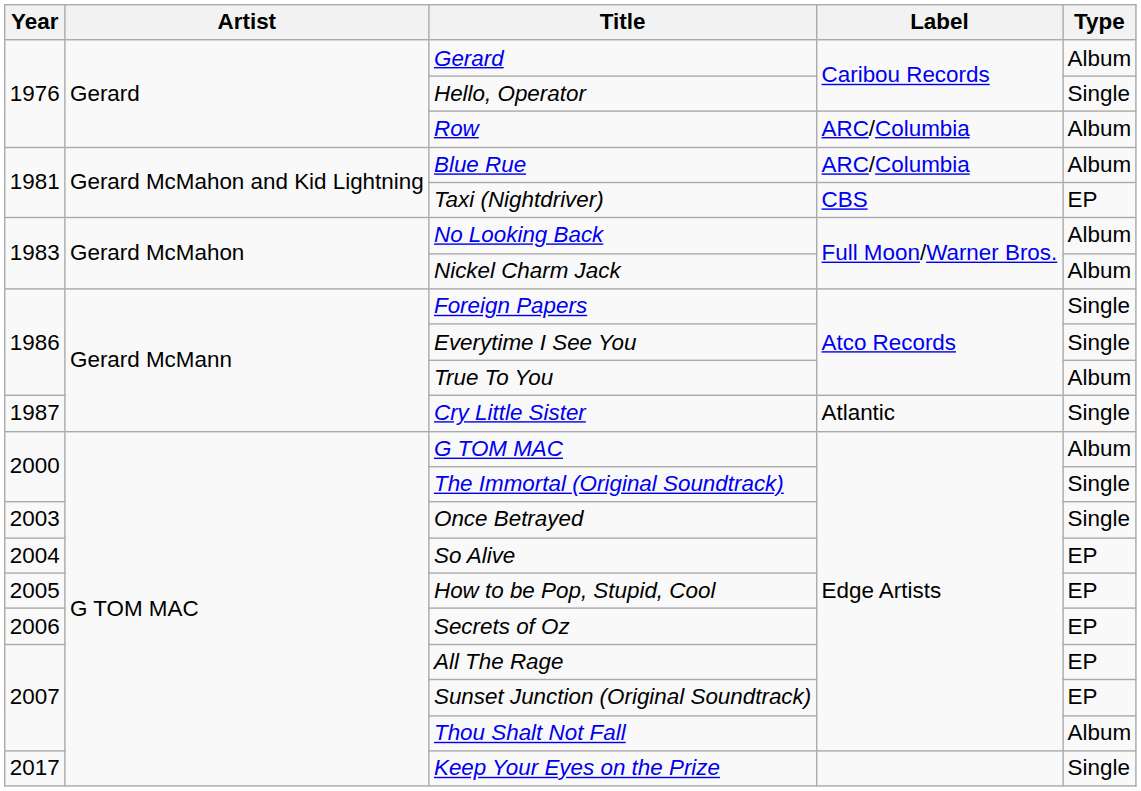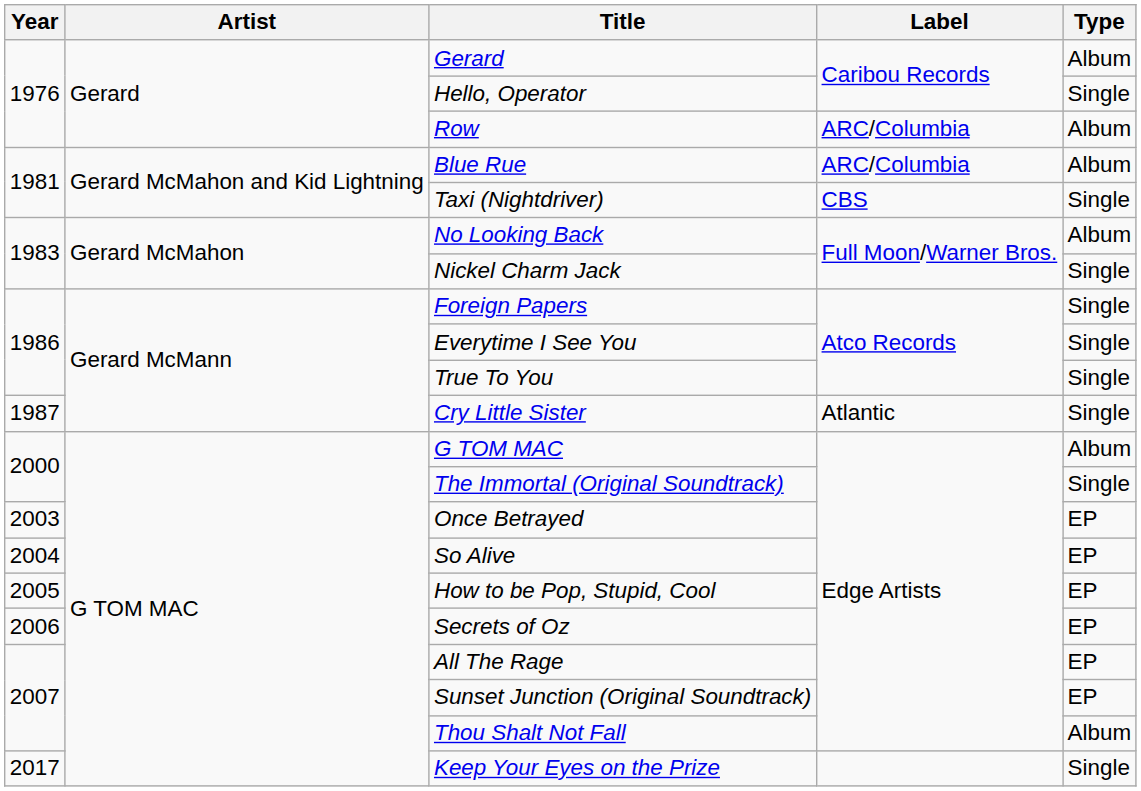(1083, 199) EP -> (1099, 199) Single
(1099, 270) Album -> (1099, 270) Single
(1099, 377) Album -> (1099, 377) Single
(1099, 519) Single -> (1083, 519) EP
